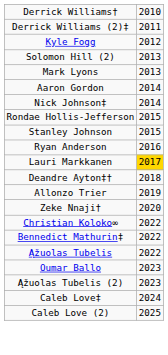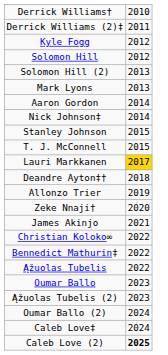+ row: (65, 57)
- row: (70, 117)
+ row: (65, 147)
- row: (70, 147)
+ row: (65, 222)
+ row: (65, 313)
(150, 313) normal -> (139, 343) bold
